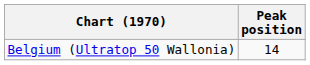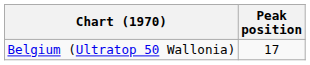(272, 50) 14 -> (272, 50) 17
